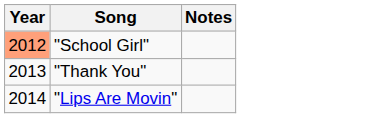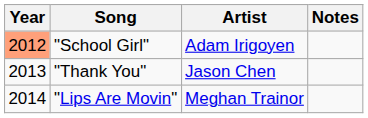+ column: (244, 17)
